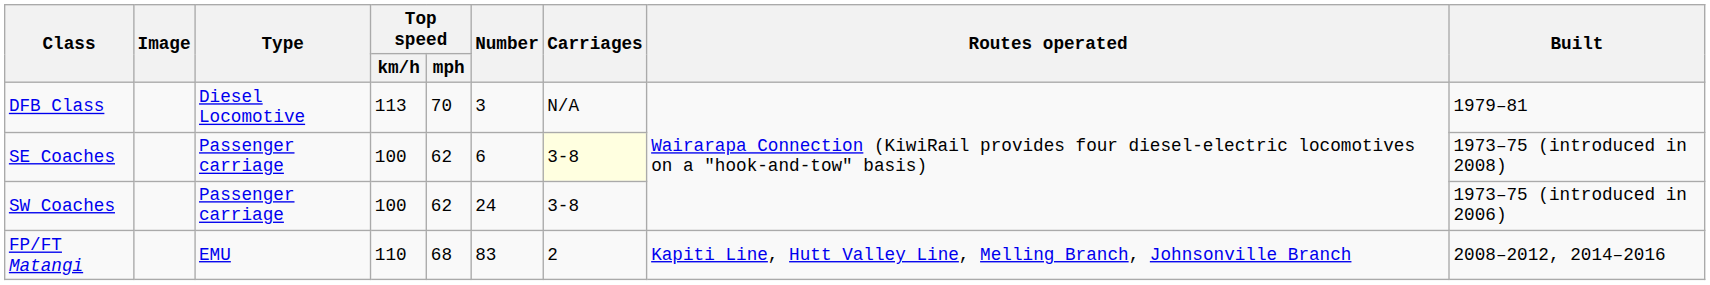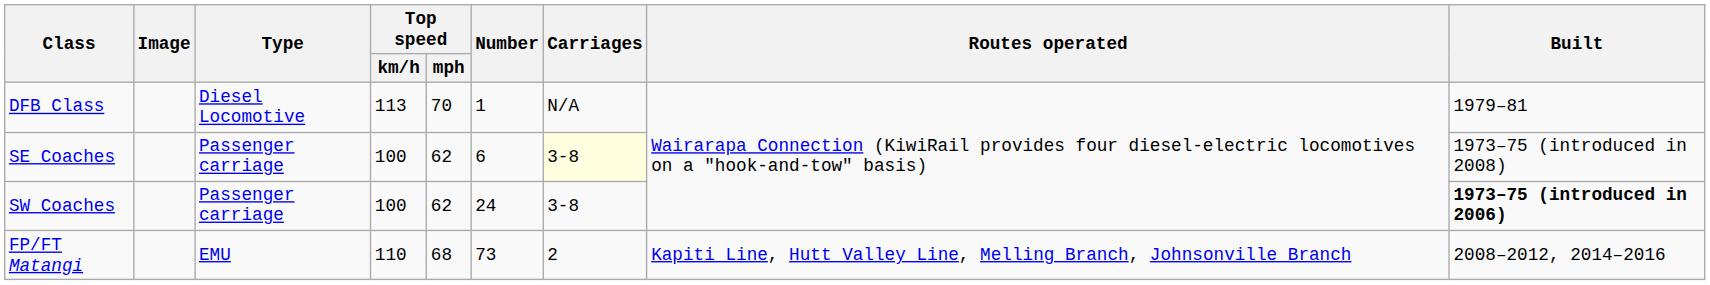(480, 107) 3 -> (480, 107) 1
(1570, 206) normal -> (1570, 206) bold
(486, 255) 83 -> (486, 255) 73
